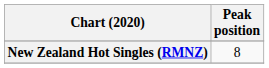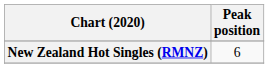(237, 52) 8 -> (237, 52) 6
